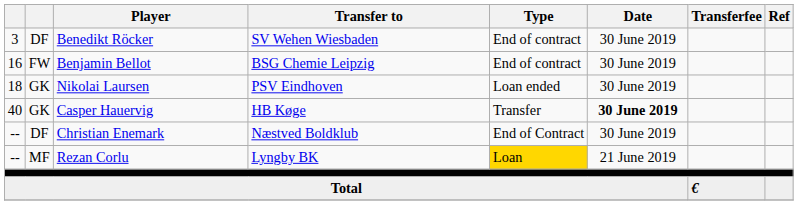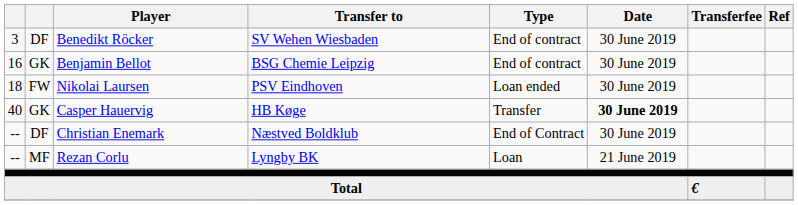(39, 63) FW -> (39, 63) GK
(39, 87) GK -> (39, 87) FW
(508, 157) gold background -> (508, 157) no background
